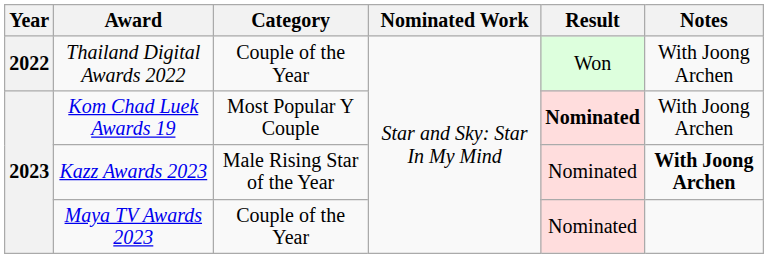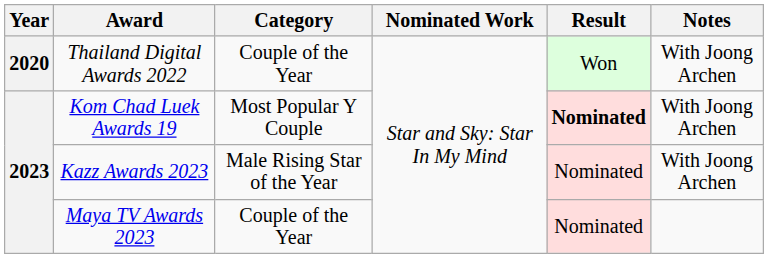(29, 63) 2022 -> (29, 63) 2020
(704, 171) bold -> (707, 171) normal
